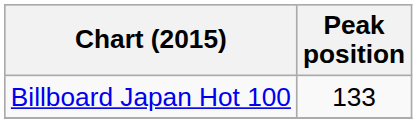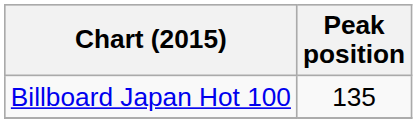(354, 96) 133 -> (354, 96) 135
